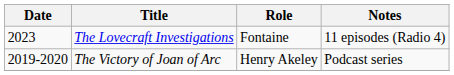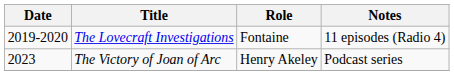(22, 37) 2023 -> (38, 37) 2019-2020
(38, 59) 2019-2020 -> (22, 59) 2023
